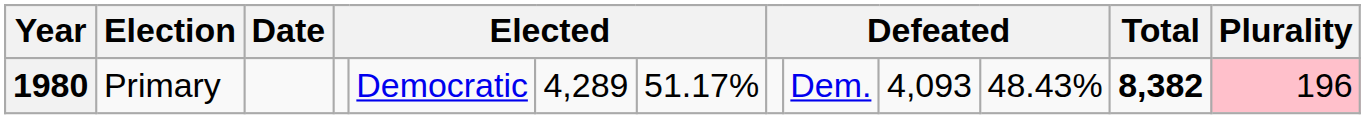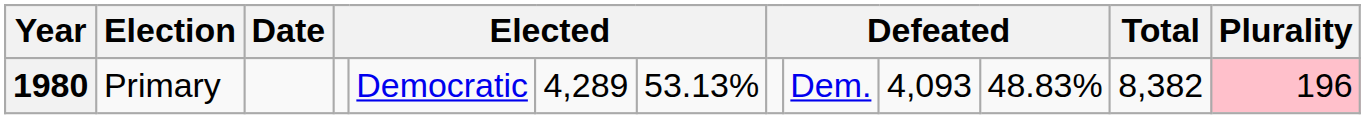(702, 85) 51.17% -> (702, 85) 53.13%
(1045, 85) 48.43% -> (1045, 85) 48.83%
(1161, 85) bold -> (1161, 85) normal
